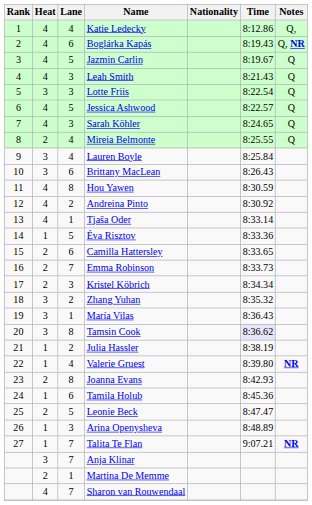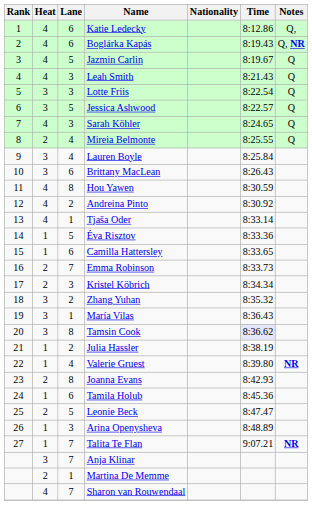(71, 28) 4 -> (71, 28) 6
(45, 108) 4 -> (45, 108) 3
(45, 252) 2 -> (45, 252) 1
